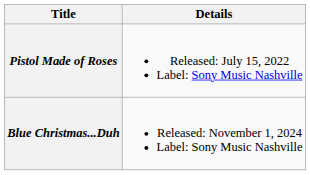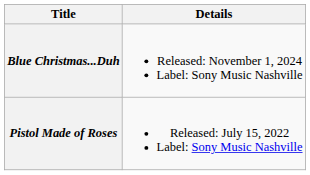rows swapped: (63, 60) <-> (63, 133)
